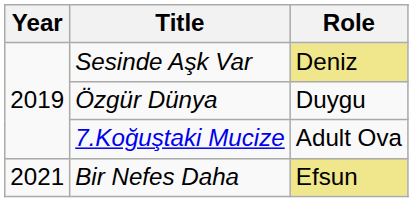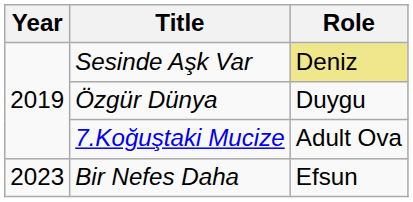(37, 176) 2021 -> (37, 176) 2023
(327, 176) khaki background -> (327, 176) no background
